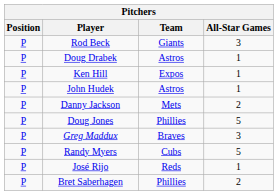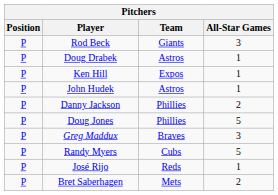(171, 105) Mets -> (171, 105) Phillies
(171, 182) Phillies -> (171, 182) Mets
